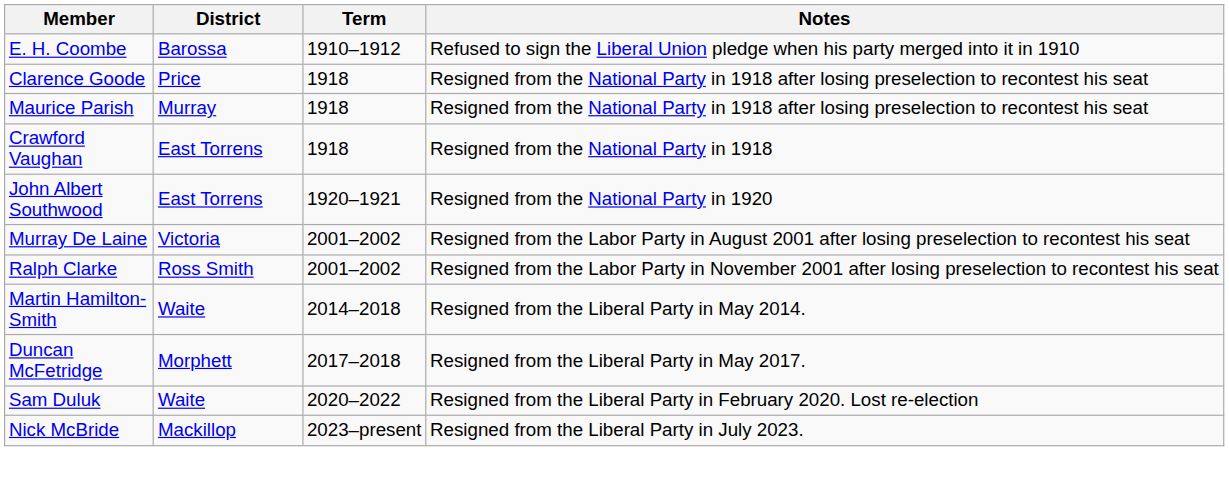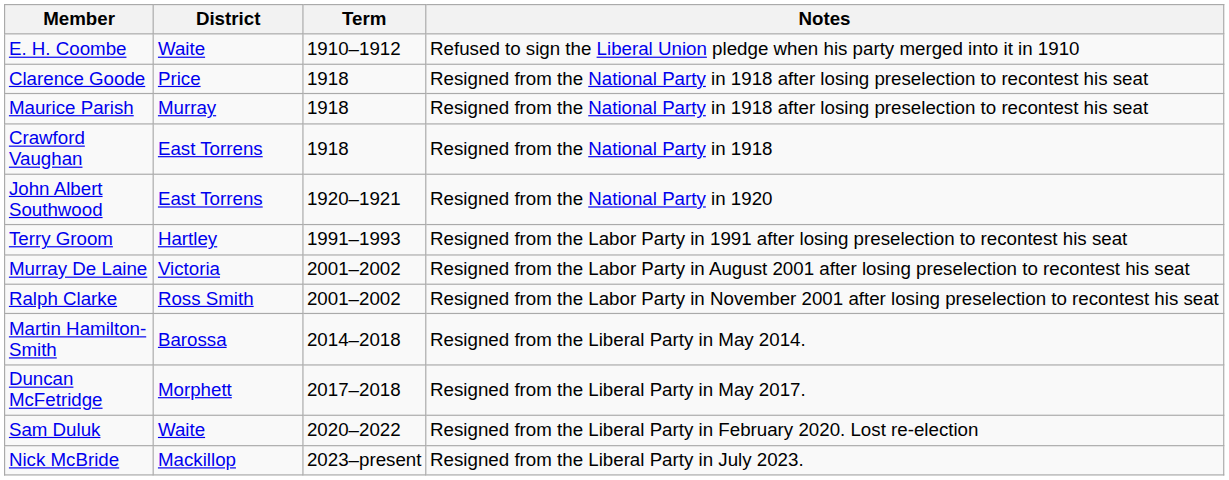(192, 49) Barossa -> (182, 49) Waite
+ row: (61, 239)
(182, 309) Waite -> (192, 339) Barossa
